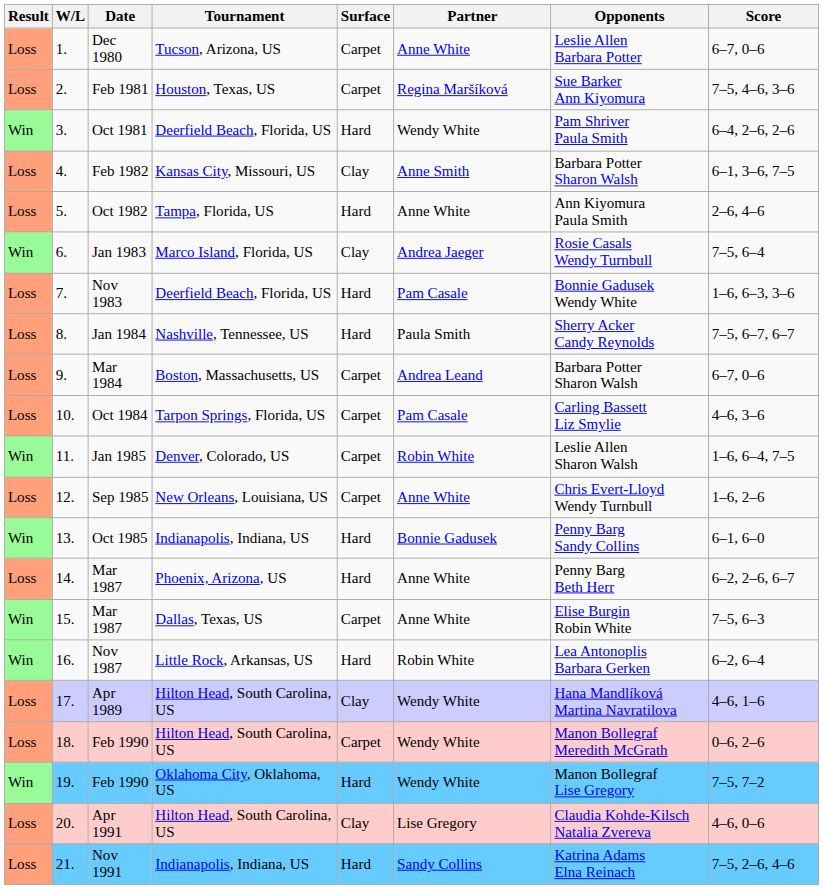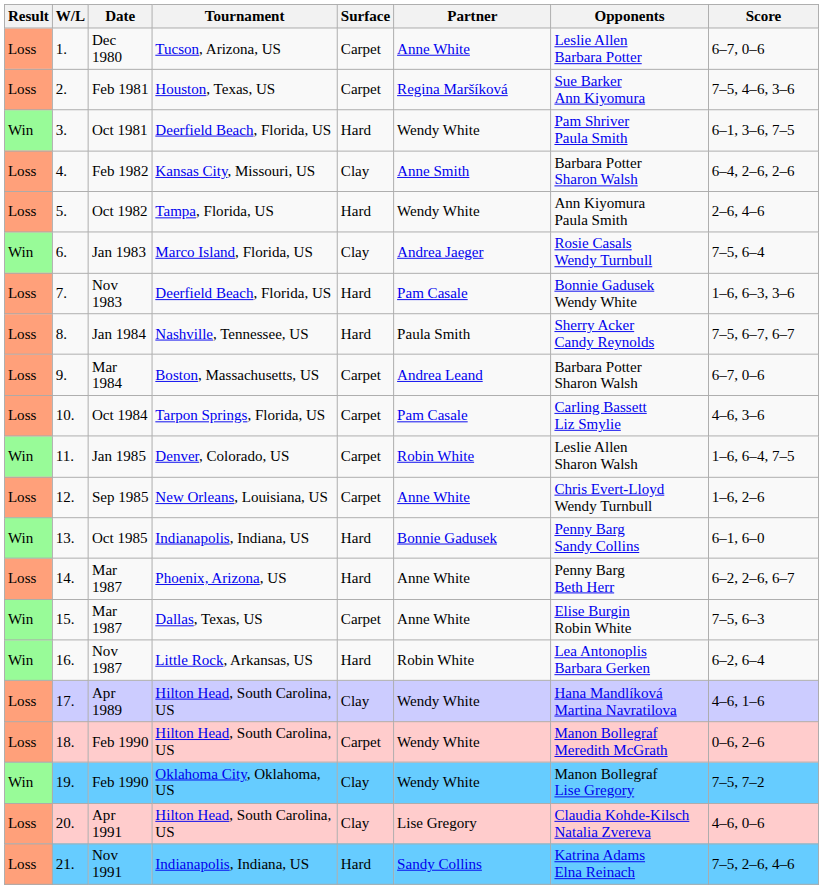(753, 130) 6–4, 2–6, 2–6 -> (753, 130) 6–1, 3–6, 7–5
(753, 171) 6–1, 3–6, 7–5 -> (753, 171) 6–4, 2–6, 2–6
(434, 211) Anne White -> (438, 211) Wendy White
(356, 782) Hard -> (355, 782) Clay
